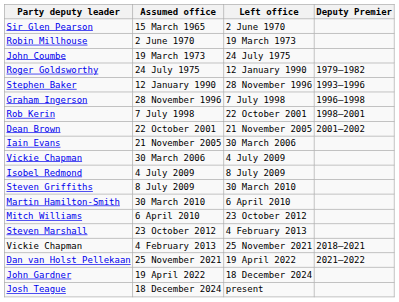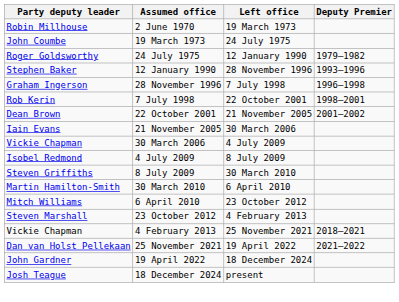- row: (170, 26)
